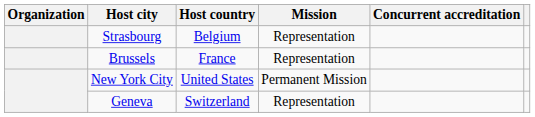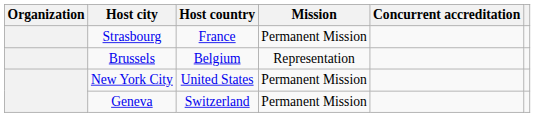(217, 36) Belgium -> (217, 36) France
(314, 36) Representation -> (314, 36) Permanent Mission
(217, 58) France -> (217, 58) Belgium
(314, 101) Representation -> (314, 101) Permanent Mission
